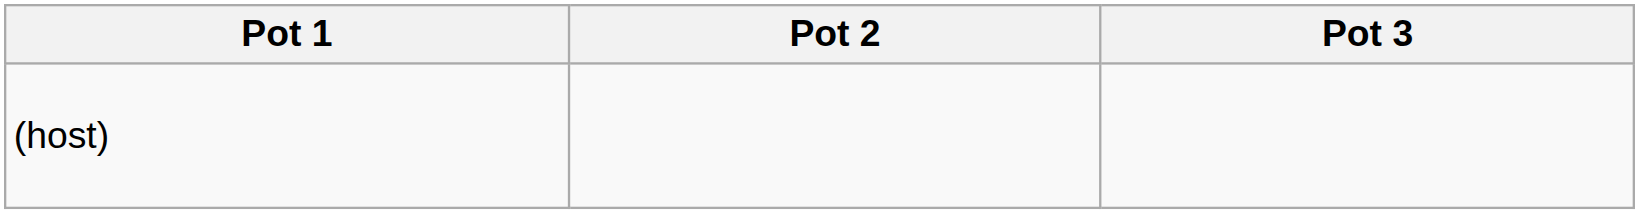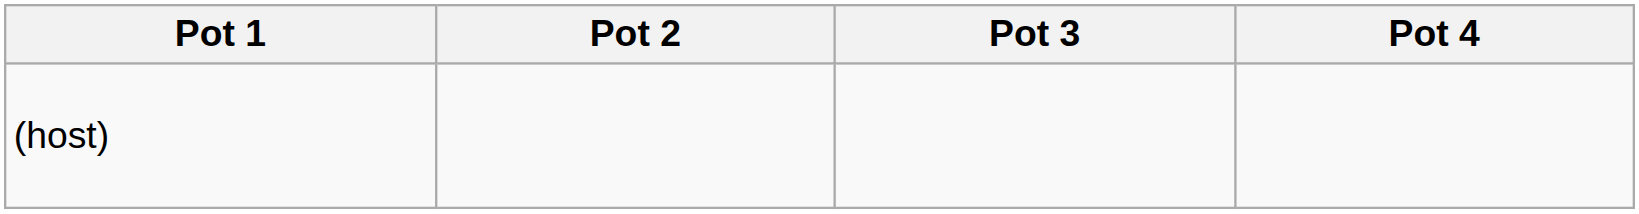+ column: (1434, 34)
